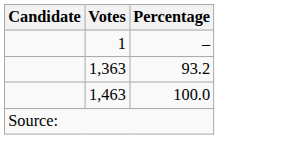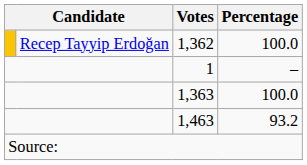+ row: (196, 43)
(196, 69) 93.2 -> (280, 95) 100.0
(192, 95) 100.0 -> (284, 120) 93.2
